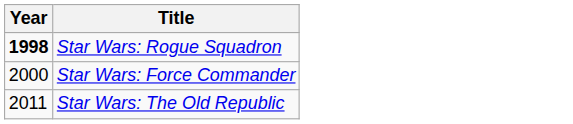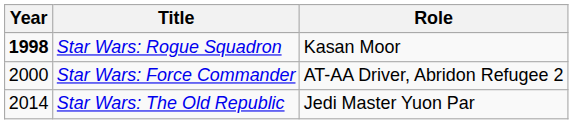+ column: (434, 18)
(28, 103) 2011 -> (29, 103) 2014
